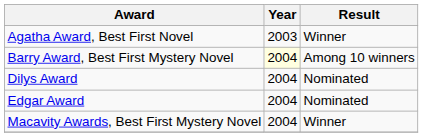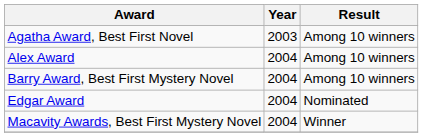(325, 36) Winner -> (359, 36) Among 10 winners
+ row: (41, 57)
(282, 57) lightyellow background -> (282, 79) no background
- row: (43, 79)
